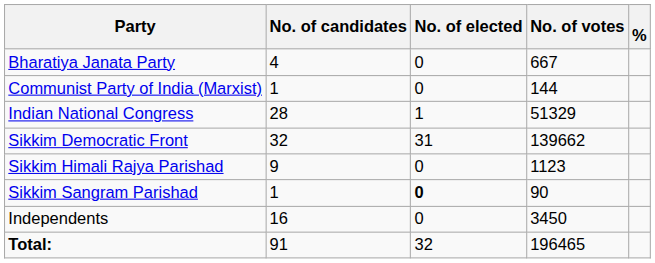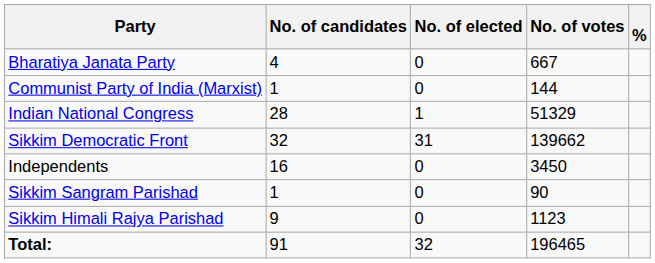rows swapped: (116, 166) <-> (58, 219)
(419, 192) bold -> (419, 192) normal
